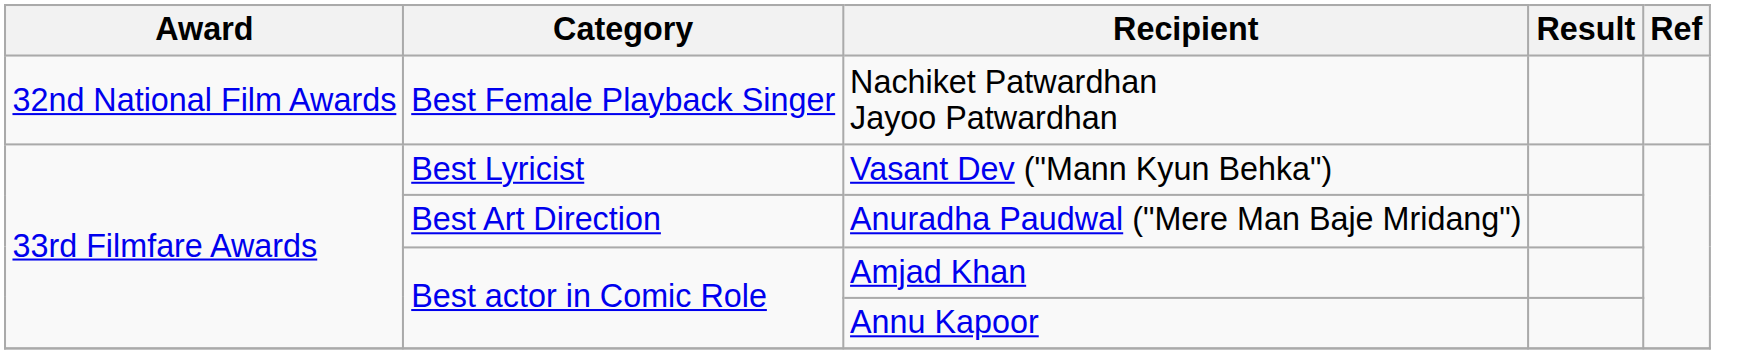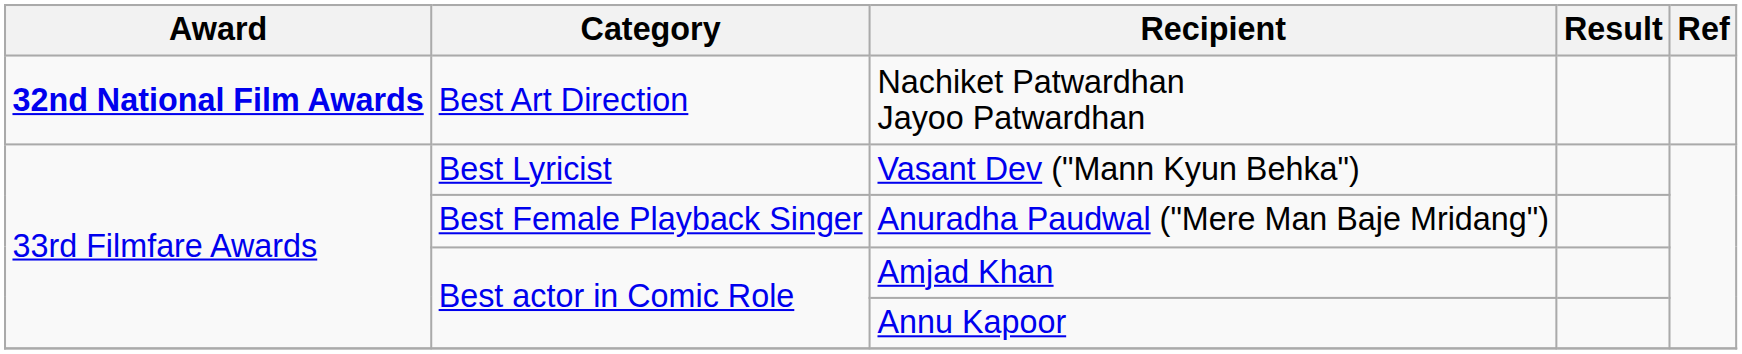(204, 99) normal -> (218, 99) bold
(623, 99) Best Female Playback Singer -> (563, 99) Best Art Direction
(536, 220) Best Art Direction -> (651, 220) Best Female Playback Singer
